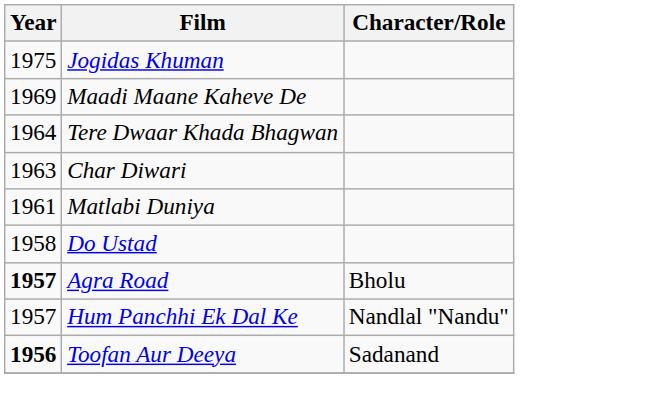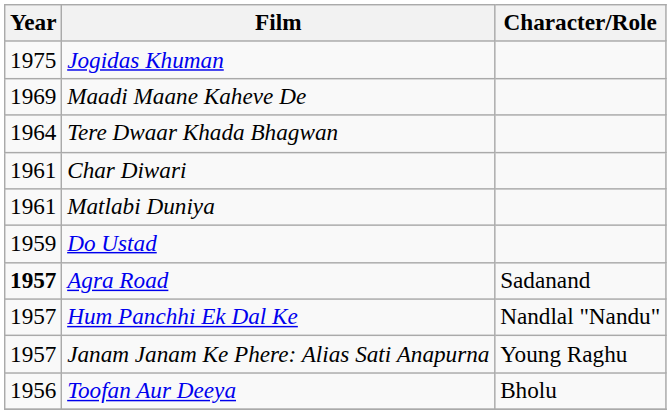(33, 170) 1963 -> (33, 170) 1961
(33, 243) 1958 -> (33, 243) 1959
(377, 280) Bholu -> (545, 280) Sadanand
+ row: (278, 354)
(33, 354) bold -> (33, 390) normal
(394, 354) Sadanand -> (529, 390) Bholu
